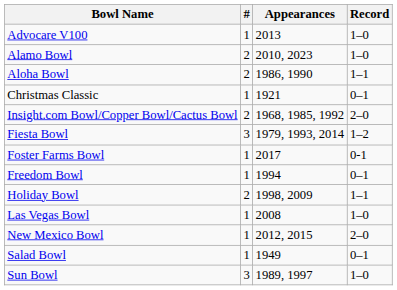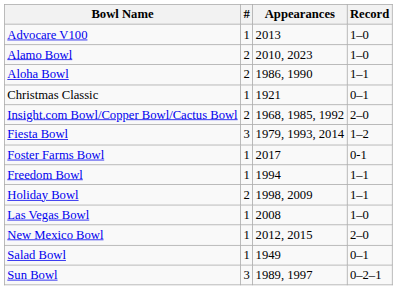(359, 174) 0–1 -> (359, 174) 1–1
(359, 275) 1–0 -> (366, 275) 0–2–1
